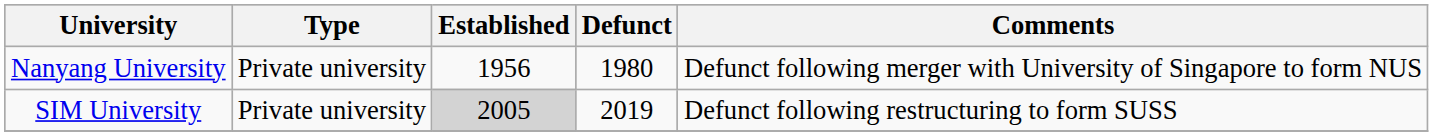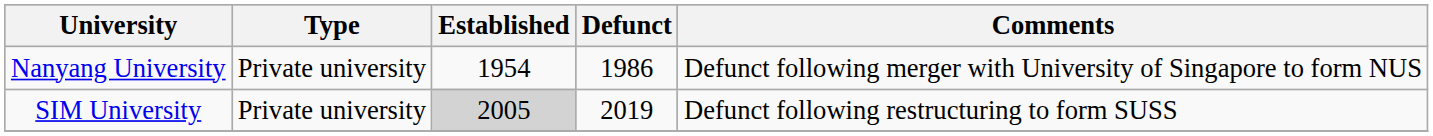(504, 67) 1956 -> (504, 67) 1954
(627, 67) 1980 -> (627, 67) 1986
